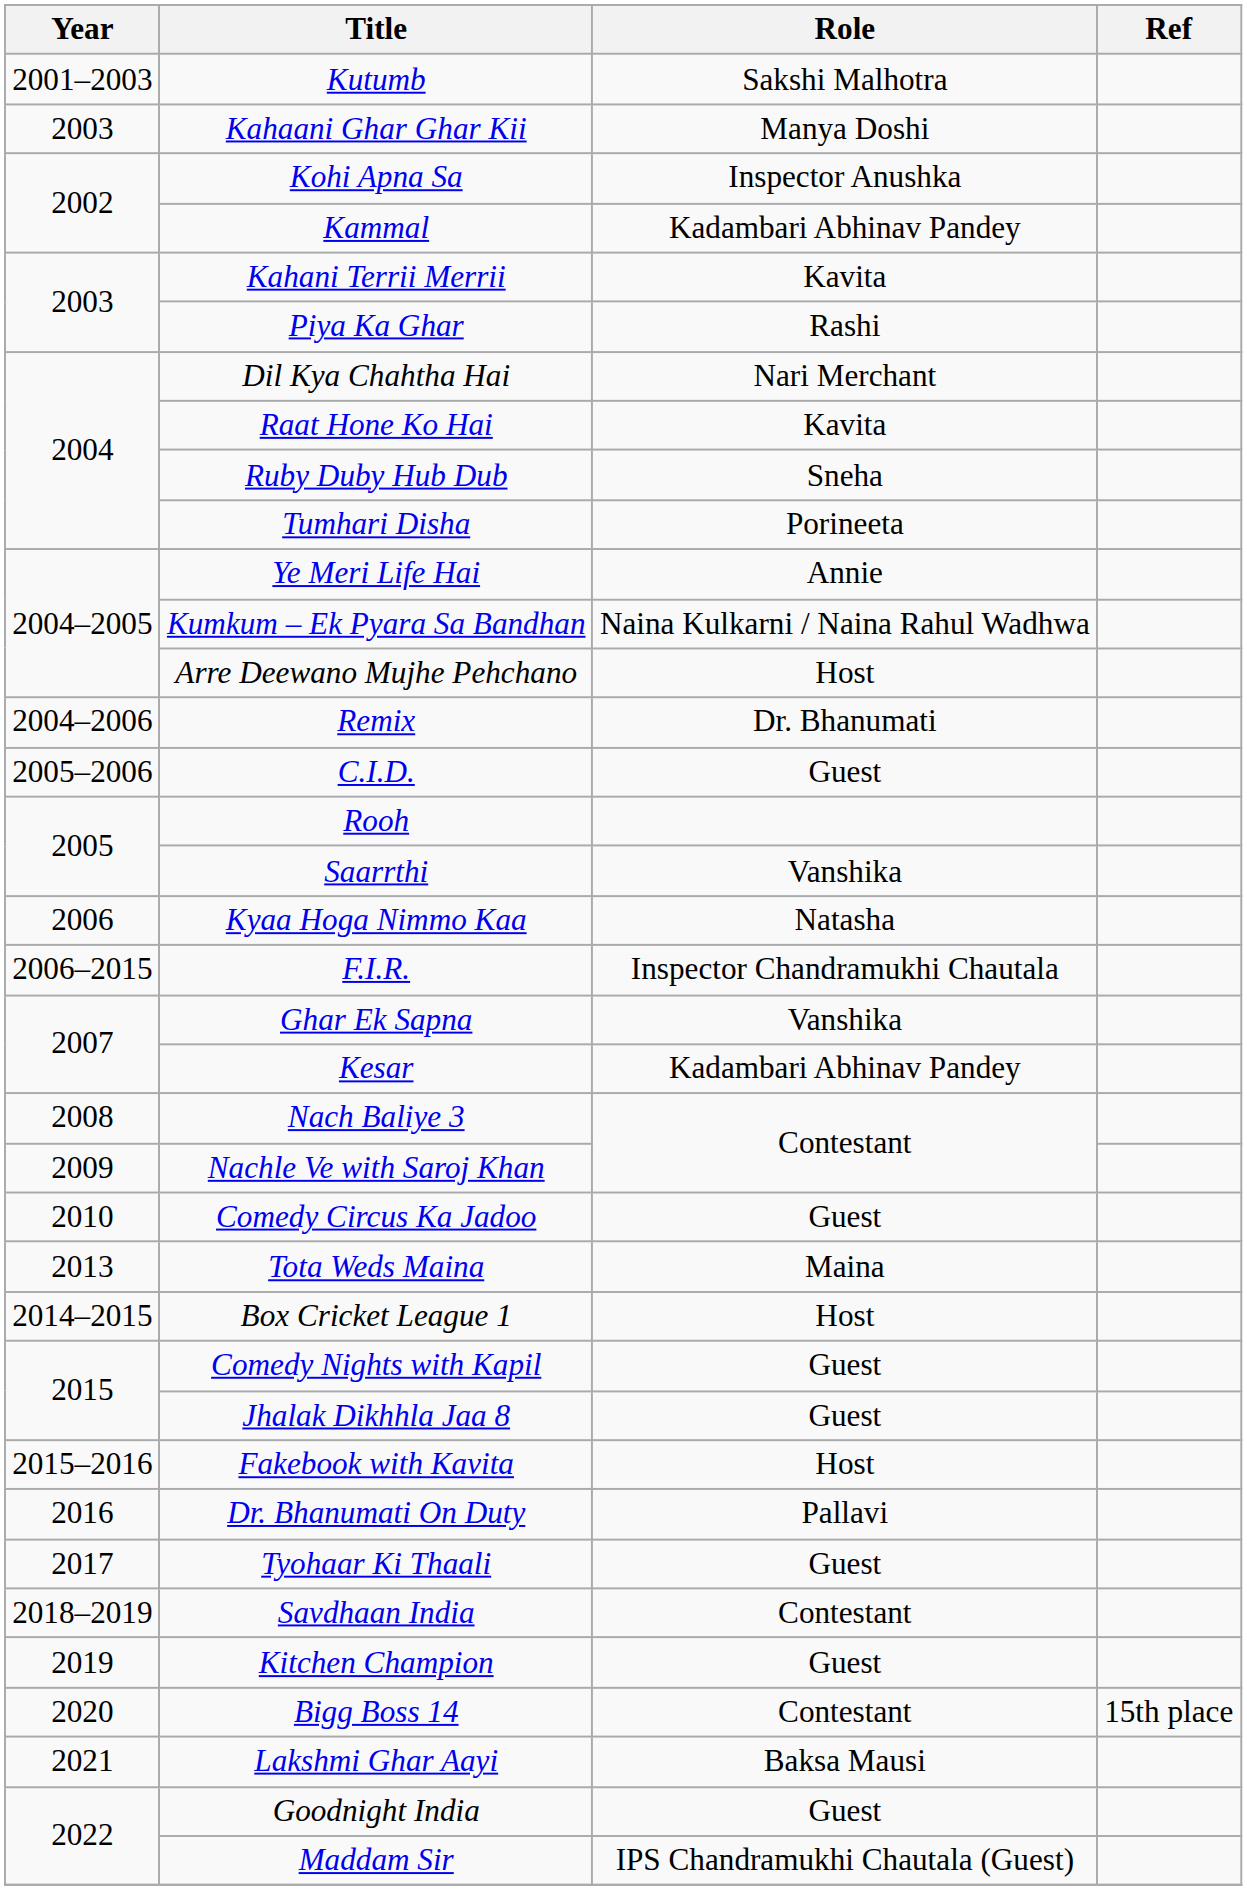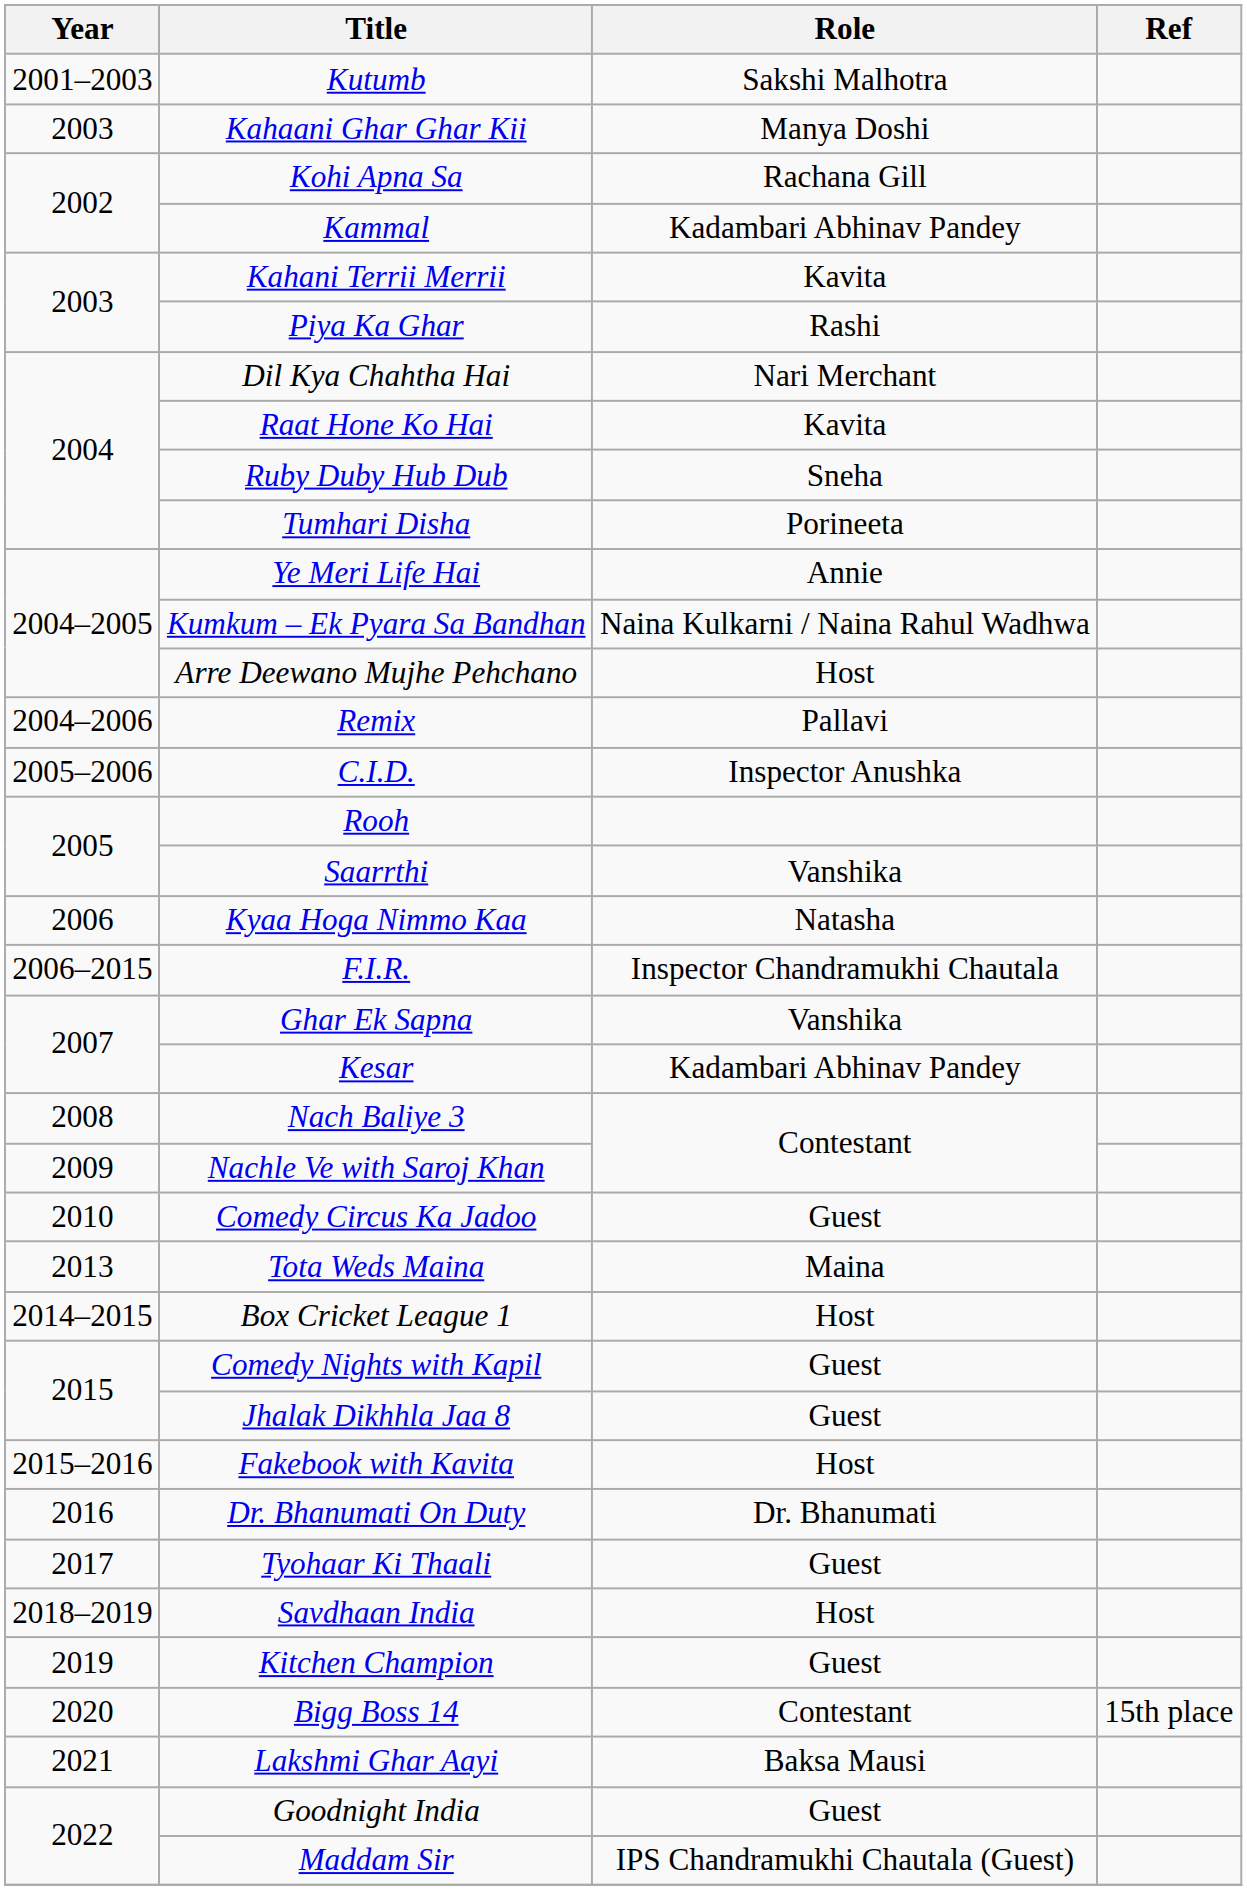(845, 177) Inspector Anushka -> (845, 177) Rachana Gill
(845, 721) Dr. Bhanumati -> (845, 721) Pallavi
(845, 771) Guest -> (845, 771) Inspector Anushka
(845, 1513) Pallavi -> (845, 1513) Dr. Bhanumati
(845, 1612) Contestant -> (845, 1612) Host
